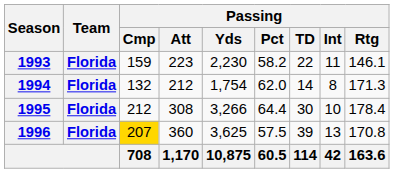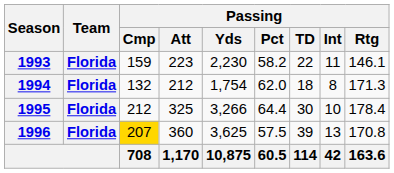(305, 86) 14 -> (305, 86) 18
(181, 109) 308 -> (181, 109) 325
